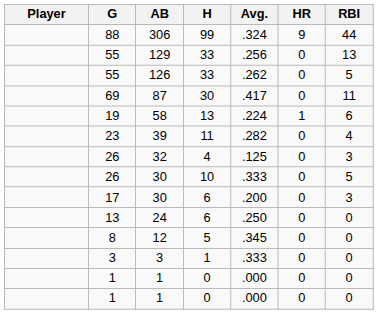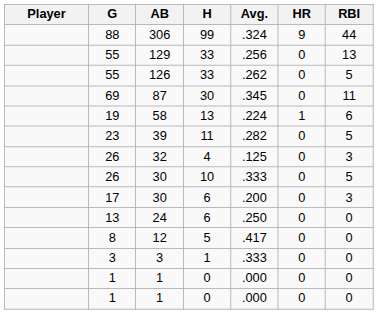(254, 95) .417 -> (254, 95) .345
(349, 136) 4 -> (349, 136) 5
(254, 237) .345 -> (254, 237) .417
